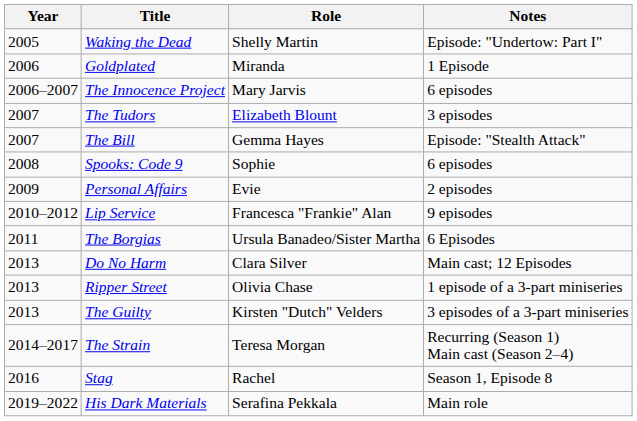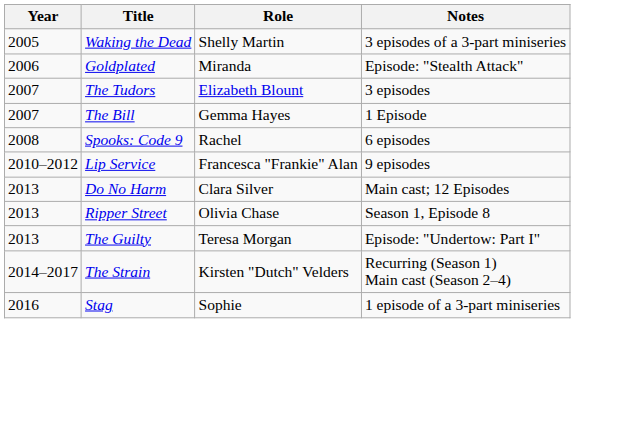(515, 41) Episode: "Undertow: Part I" -> (466, 41) 3 episodes of a 3-part miniseries
(458, 66) 1 Episode -> (444, 66) Episode: "Stealth Attack"
- row: (155, 90)
(506, 139) Episode: "Stealth Attack" -> (396, 115) 1 Episode
(254, 164) Sophie -> (220, 139) Rachel
- row: (136, 189)
- row: (123, 238)
(525, 287) 1 episode of a 3-part miniseries -> (427, 213) Season 1, Episode 8
(307, 312) Kirsten "Dutch" Velders -> (245, 238) Teresa Morgan
(528, 312) 3 episodes of a 3-part miniseries -> (452, 238) Episode: "Undertow: Part I"
(279, 345) Teresa Morgan -> (274, 271) Kirsten "Dutch" Velders
(254, 378) Rachel -> (220, 305) Sophie
(490, 378) Season 1, Episode 8 -> (463, 305) 1 episode of a 3-part miniseries
- row: (146, 403)
